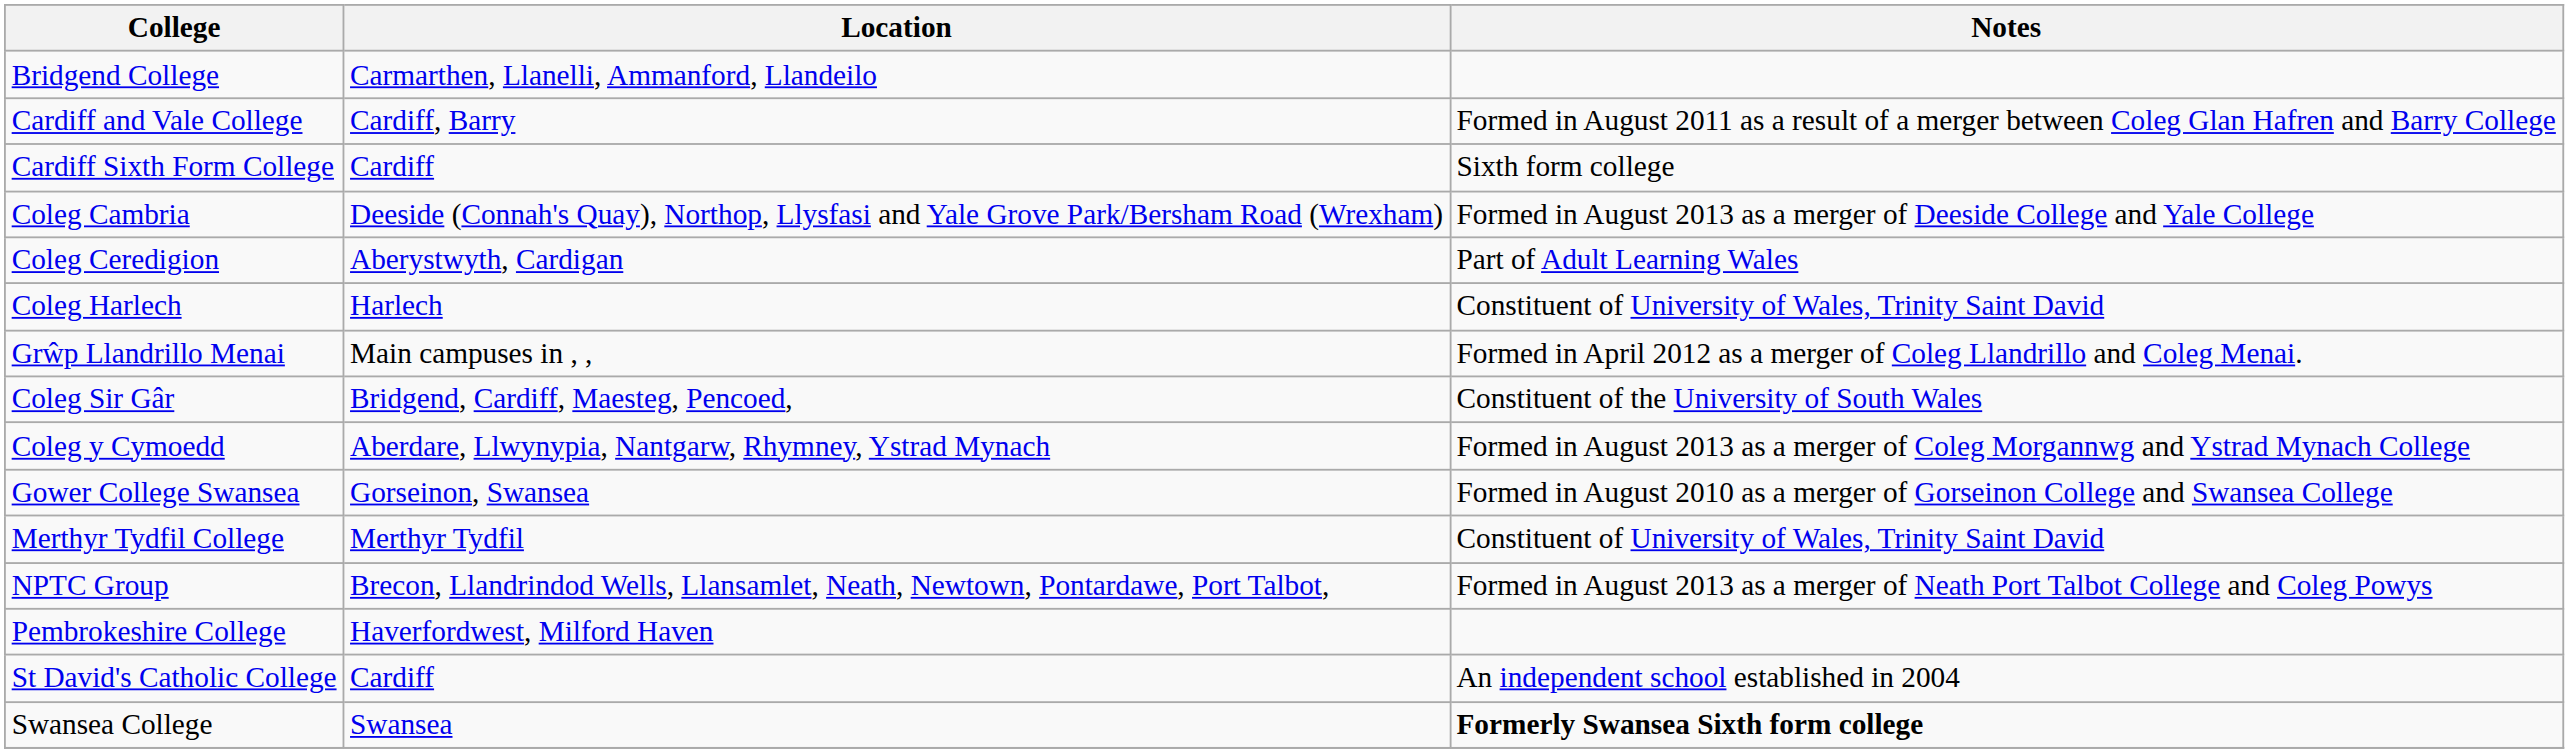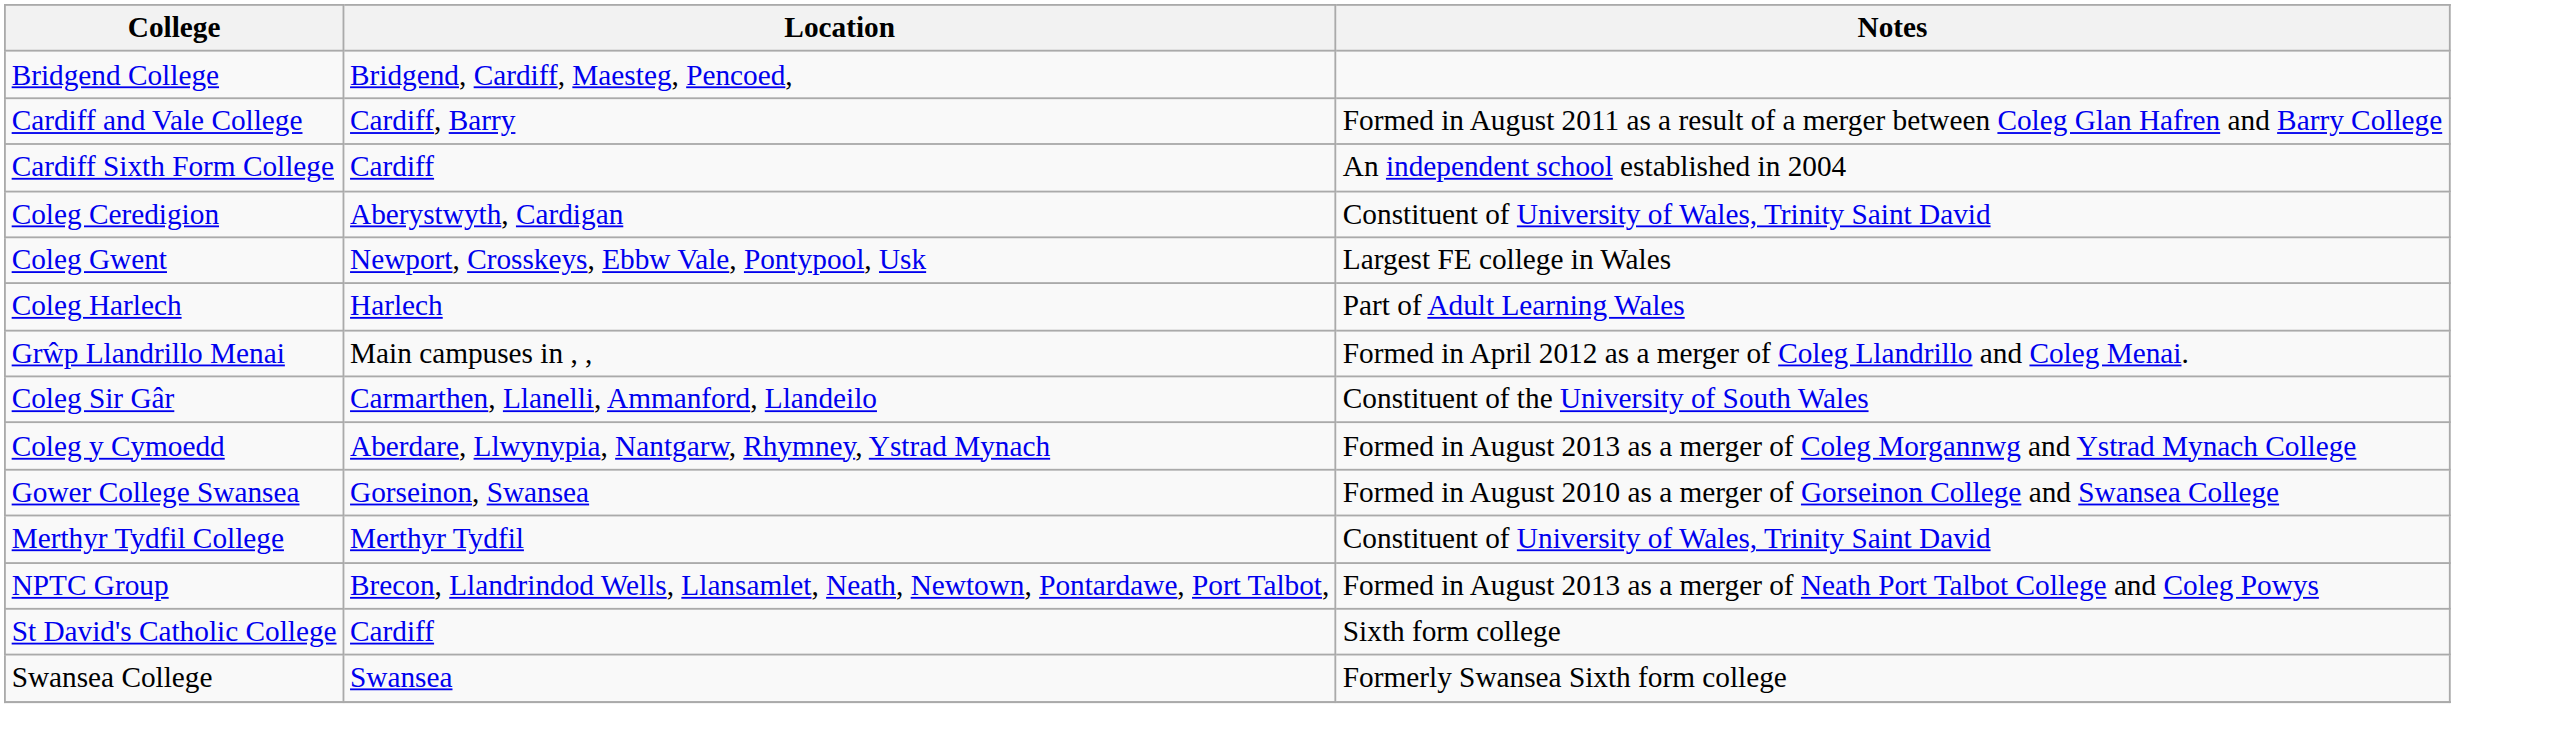(614, 74) Carmarthen, Llanelli, Ammanford, Llandeilo -> (571, 74) Bridgend, Cardiff, Maesteg, Pencoed,
(1565, 167) Sixth form college -> (1595, 167) An independent school established in 2004
- row: (101, 213)
(1627, 259) Part of Adult Learning Wales -> (1667, 213) Constituent of University of Wales, Trinity Saint David
+ row: (89, 259)
(1780, 306) Constituent of University of Wales, Trinity Saint David -> (1514, 306) Part of Adult Learning Wales
(571, 399) Bridgend, Cardiff, Maesteg, Pencoed, -> (614, 399) Carmarthen, Llanelli, Ammanford, Llandeilo
- row: (149, 631)
(1708, 677) An independent school established in 2004 -> (1452, 631) Sixth form college
(1690, 724) bold -> (1565, 677) normal
